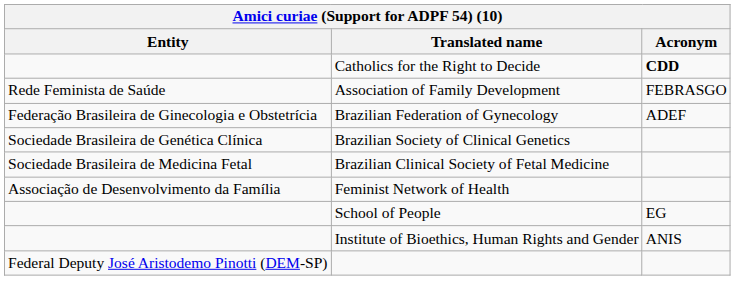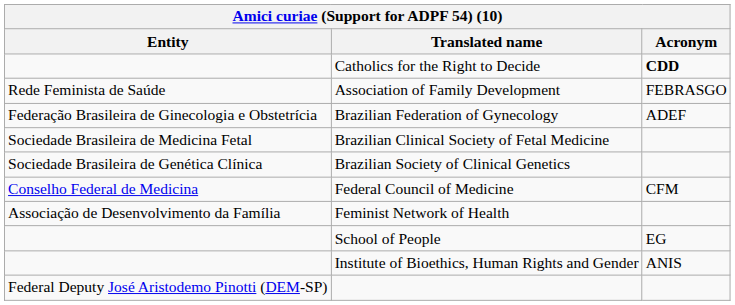rows swapped: (452, 139) <-> (472, 164)
+ row: (424, 189)
